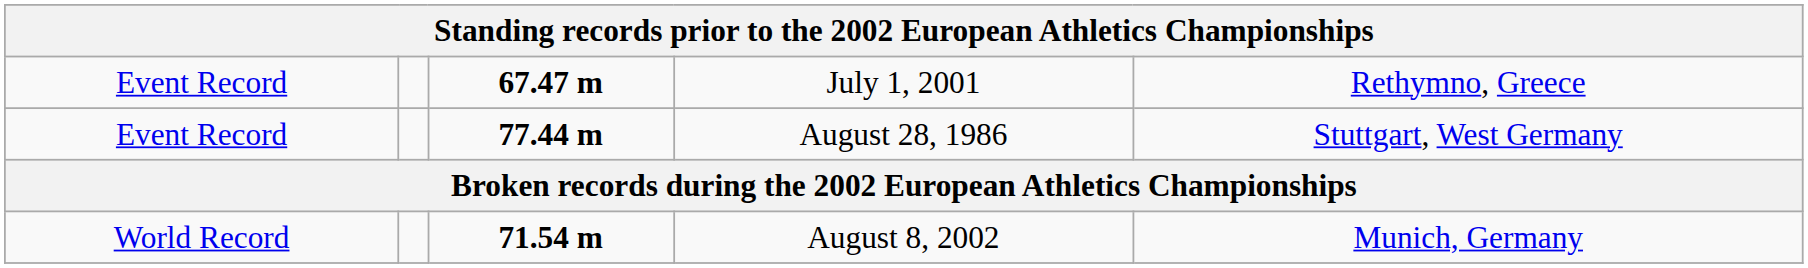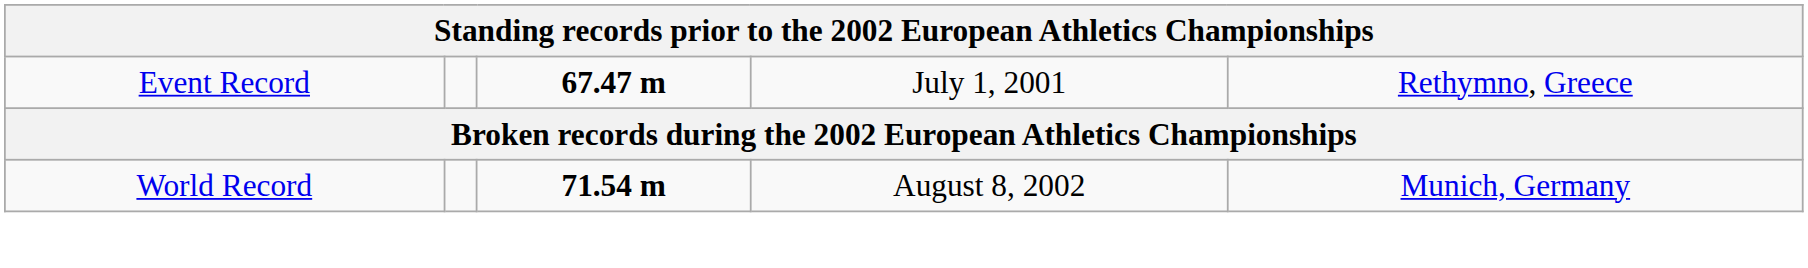- row: (903, 133)
